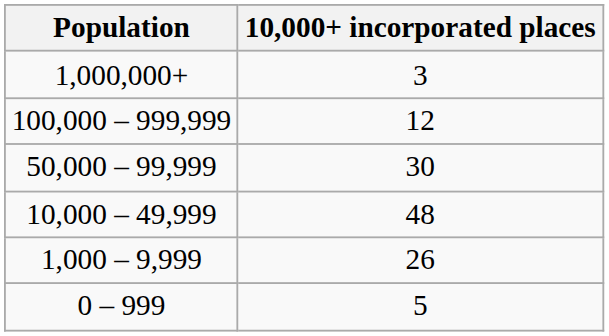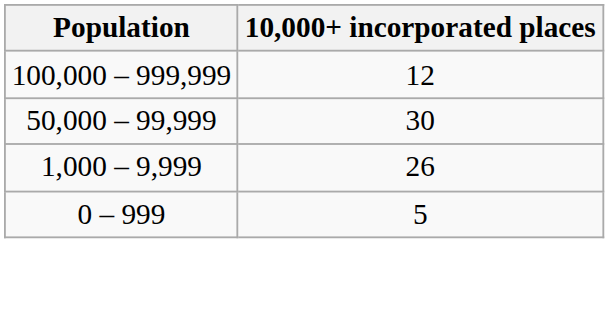- row: (121, 74)
- row: (121, 213)
